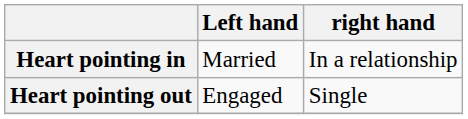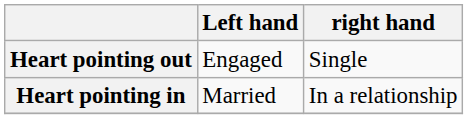rows swapped: (101, 58) <-> (101, 95)
